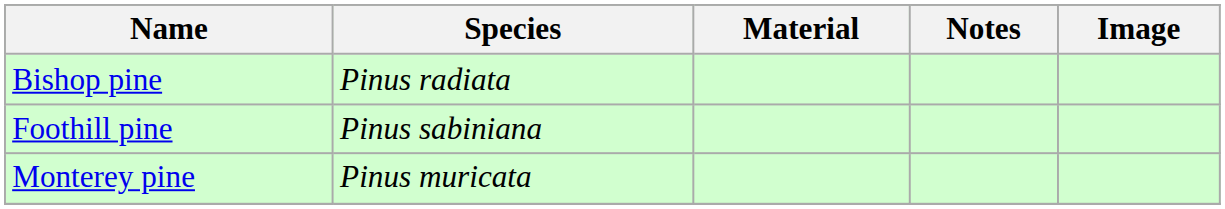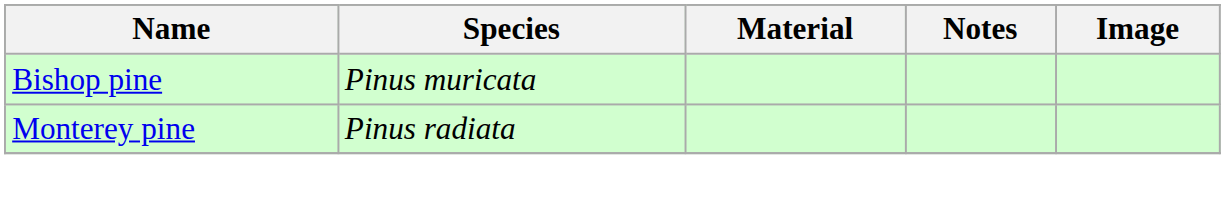(425, 78) Pinus radiata -> (441, 78) Pinus muricata
- row: (92, 128)
(436, 177) Pinus muricata -> (430, 128) Pinus radiata
